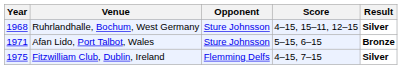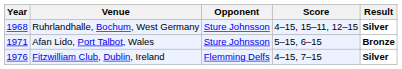(17, 57) 1975 -> (17, 57) 1976
